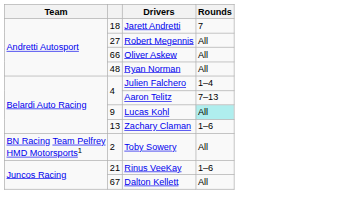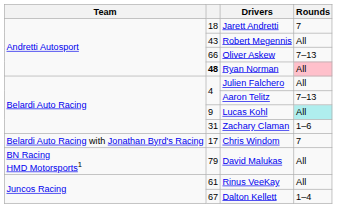(115, 40) 27 -> (213, 40) 43
(203, 54) All -> (306, 54) 7–13
(115, 69) normal -> (213, 69) bold
(203, 69) no background -> (301, 69) pink background
(206, 83) 1–4 -> (301, 83) All
(115, 126) 13 -> (213, 126) 31
+ row: (251, 140)
- row: (150, 147)
+ row: (252, 161)
(115, 167) 21 -> (213, 182) 61
(206, 167) 1–6 -> (301, 182) All
(203, 182) All -> (304, 196) 1–4
